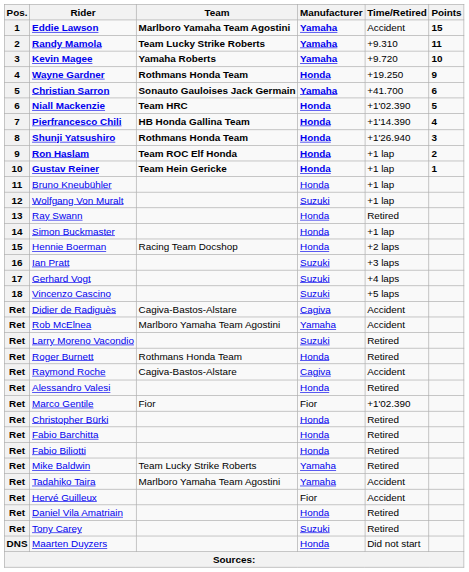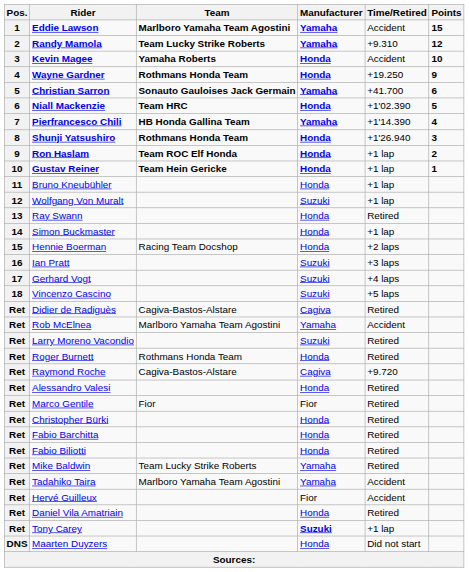(437, 44) 11 -> (437, 44) 12
(319, 59) Yamaha -> (315, 59) Honda
(382, 59) +9.720 -> (386, 59) Accident
(315, 122) Honda -> (319, 122) Yamaha
(386, 310) Accident -> (383, 310) Retired
(386, 372) Accident -> (382, 372) +9.720
(389, 403) +1'02.390 -> (383, 403) Retired
(315, 528) normal -> (316, 528) bold
(383, 528) Retired -> (381, 528) +1 lap
